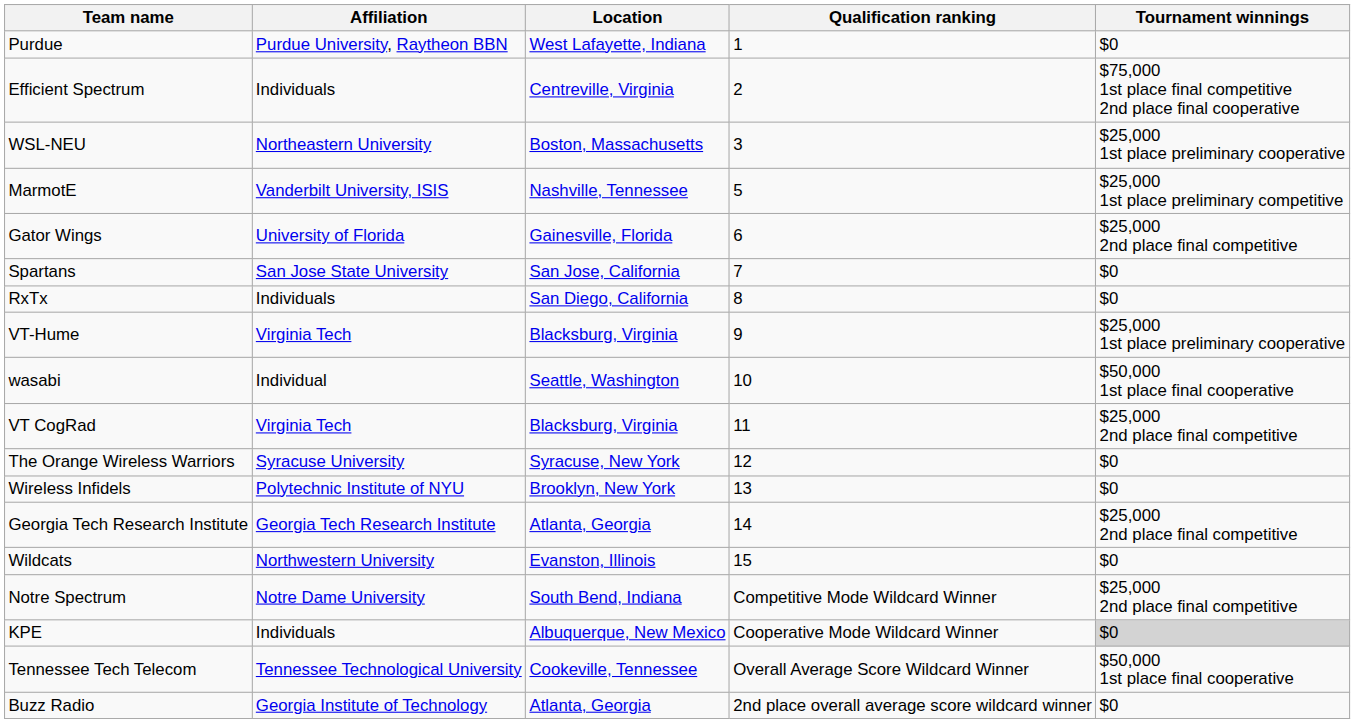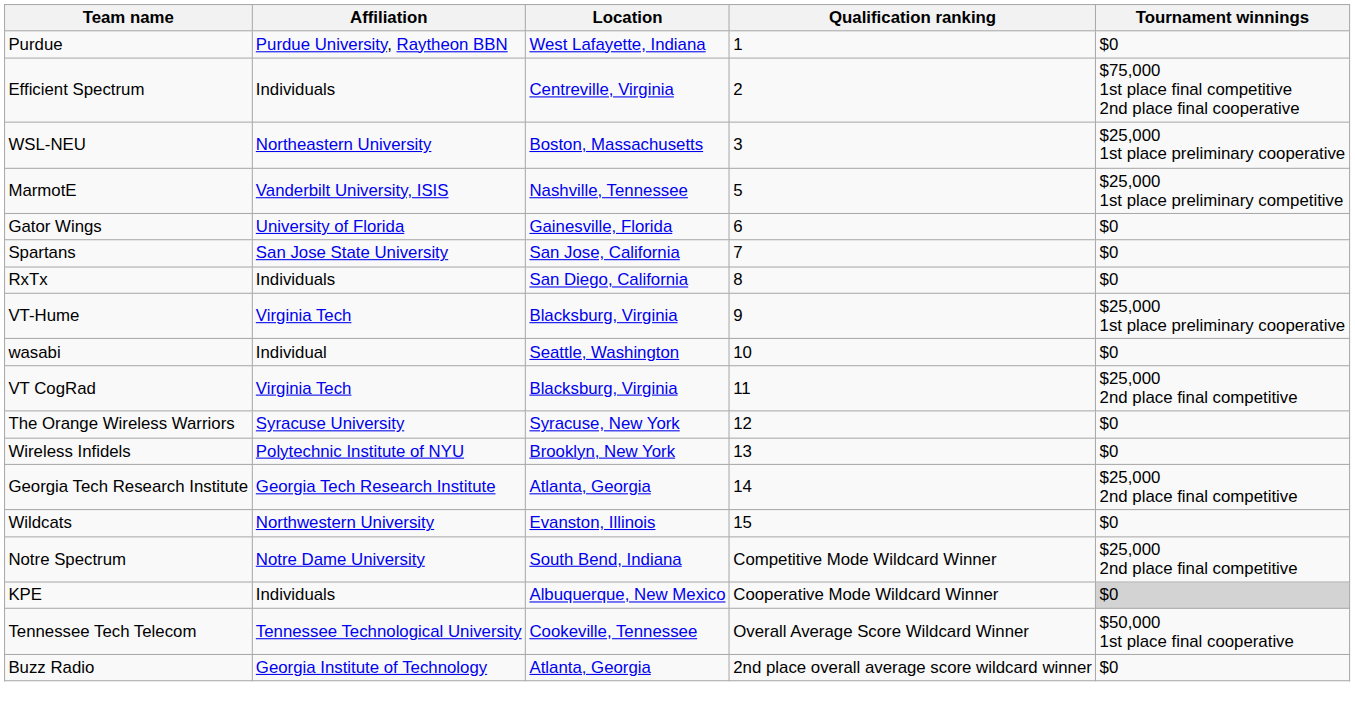(1199, 236) $25,000 2nd place final competitive -> (1109, 226) $0
(1197, 380) $50,000 1st place final cooperative -> (1109, 352) $0
